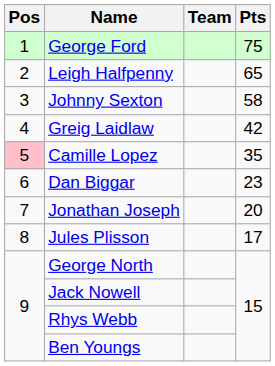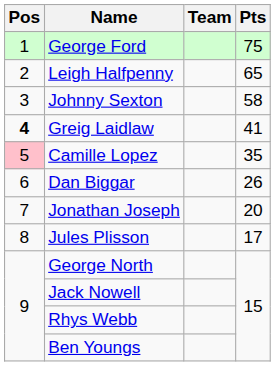(24, 127) normal -> (24, 127) bold
(253, 127) 42 -> (253, 127) 41
(253, 182) 23 -> (253, 182) 26
